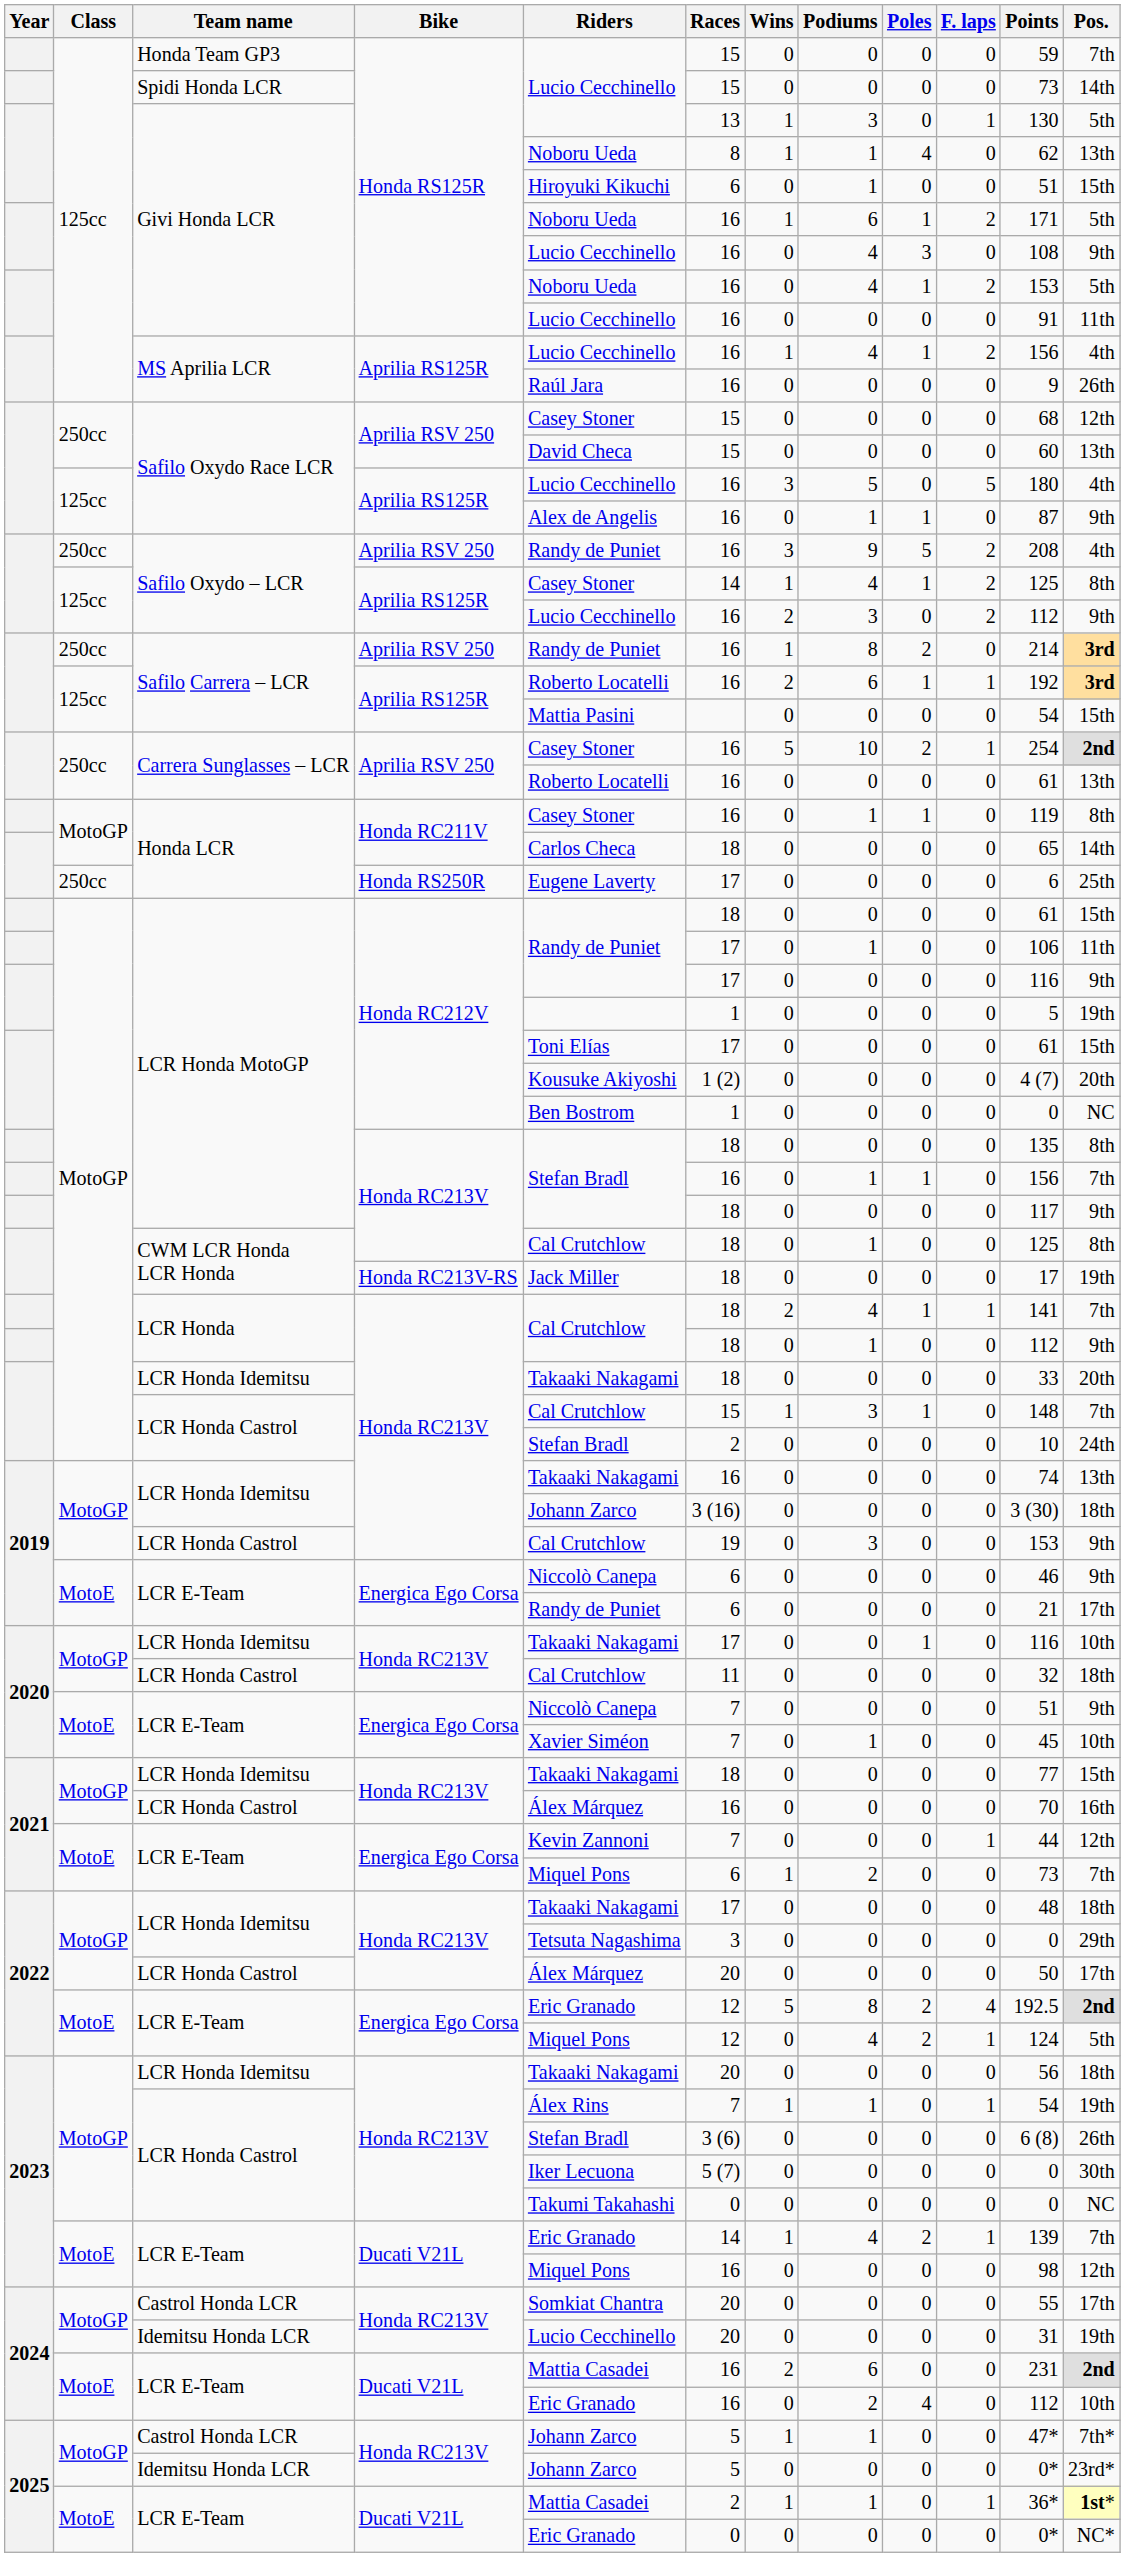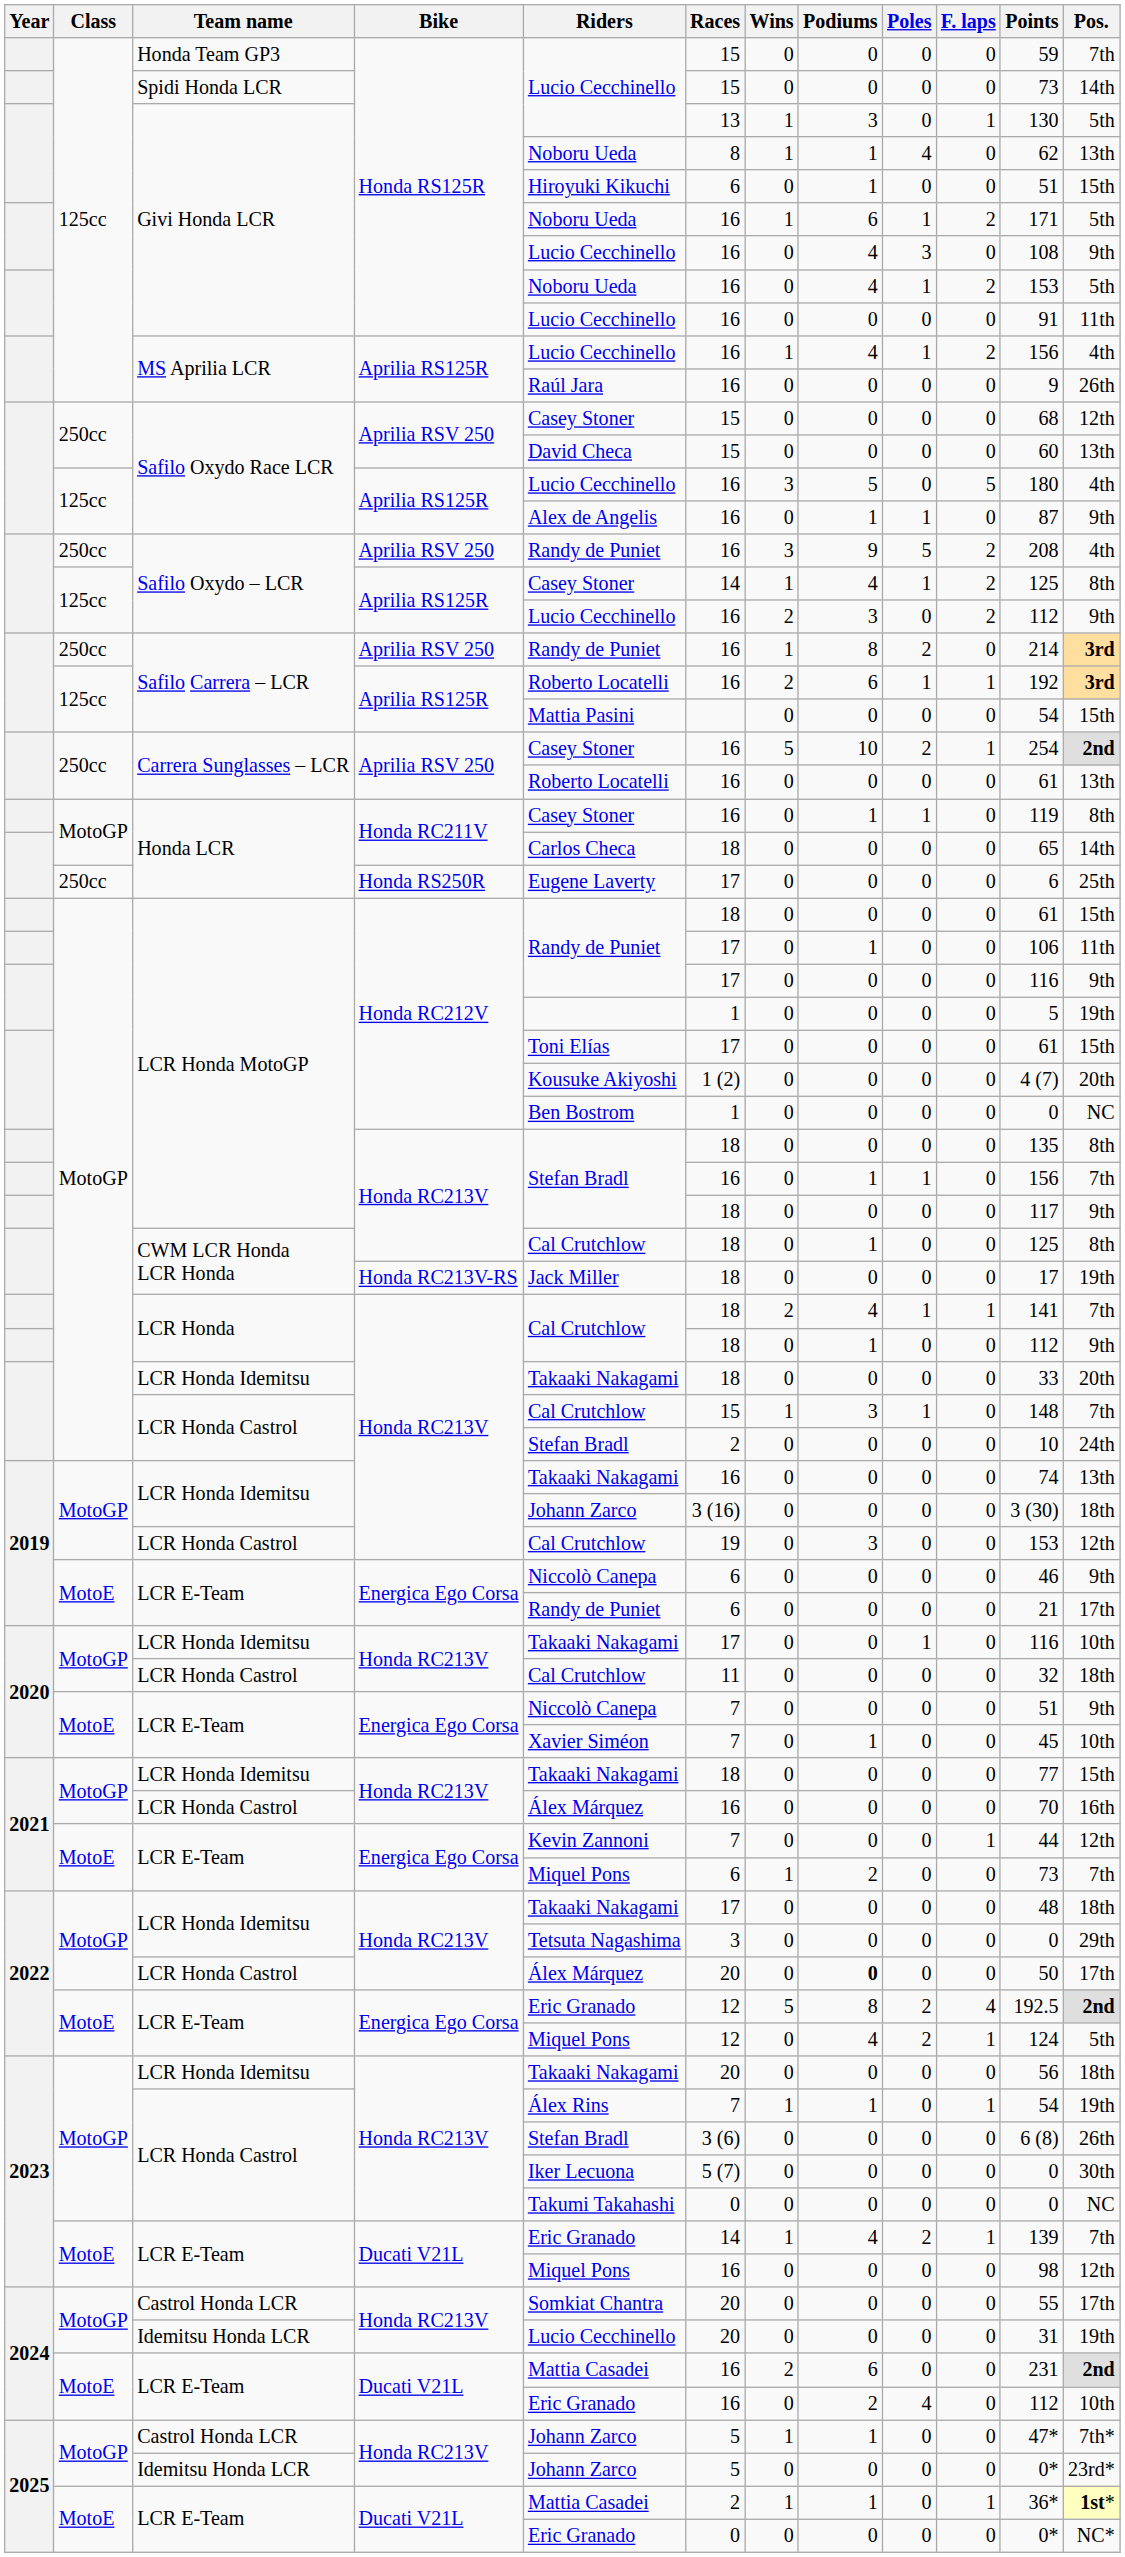(1102, 1543) 9th -> (1097, 1543) 12th
(873, 1973) normal -> (873, 1973) bold
